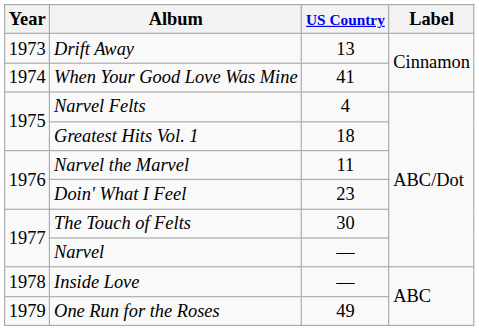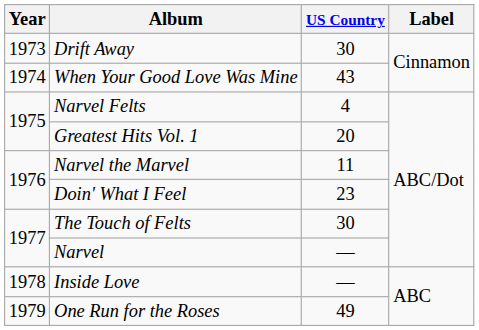(345, 48) 13 -> (345, 48) 30
(345, 77) 41 -> (345, 77) 43
(345, 135) 18 -> (345, 135) 20
